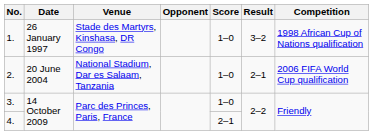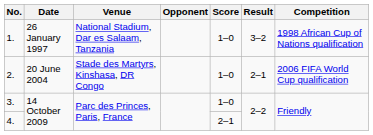(116, 38) Stade des Martyrs, Kinshasa, DR Congo -> (113, 38) National Stadium, Dar es Salaam, Tanzania
(113, 74) National Stadium, Dar es Salaam, Tanzania -> (116, 74) Stade des Martyrs, Kinshasa, DR Congo
